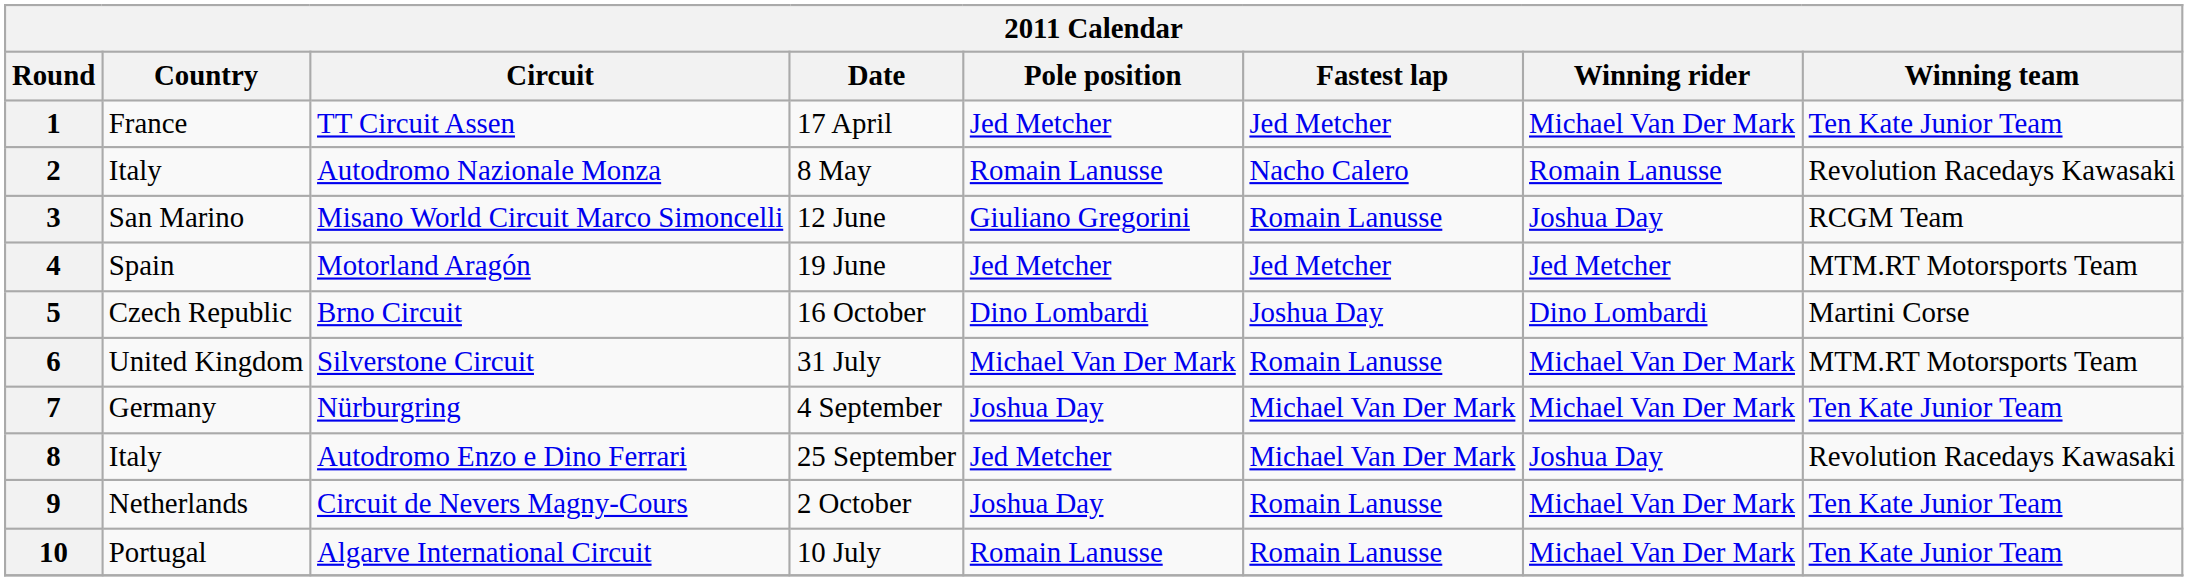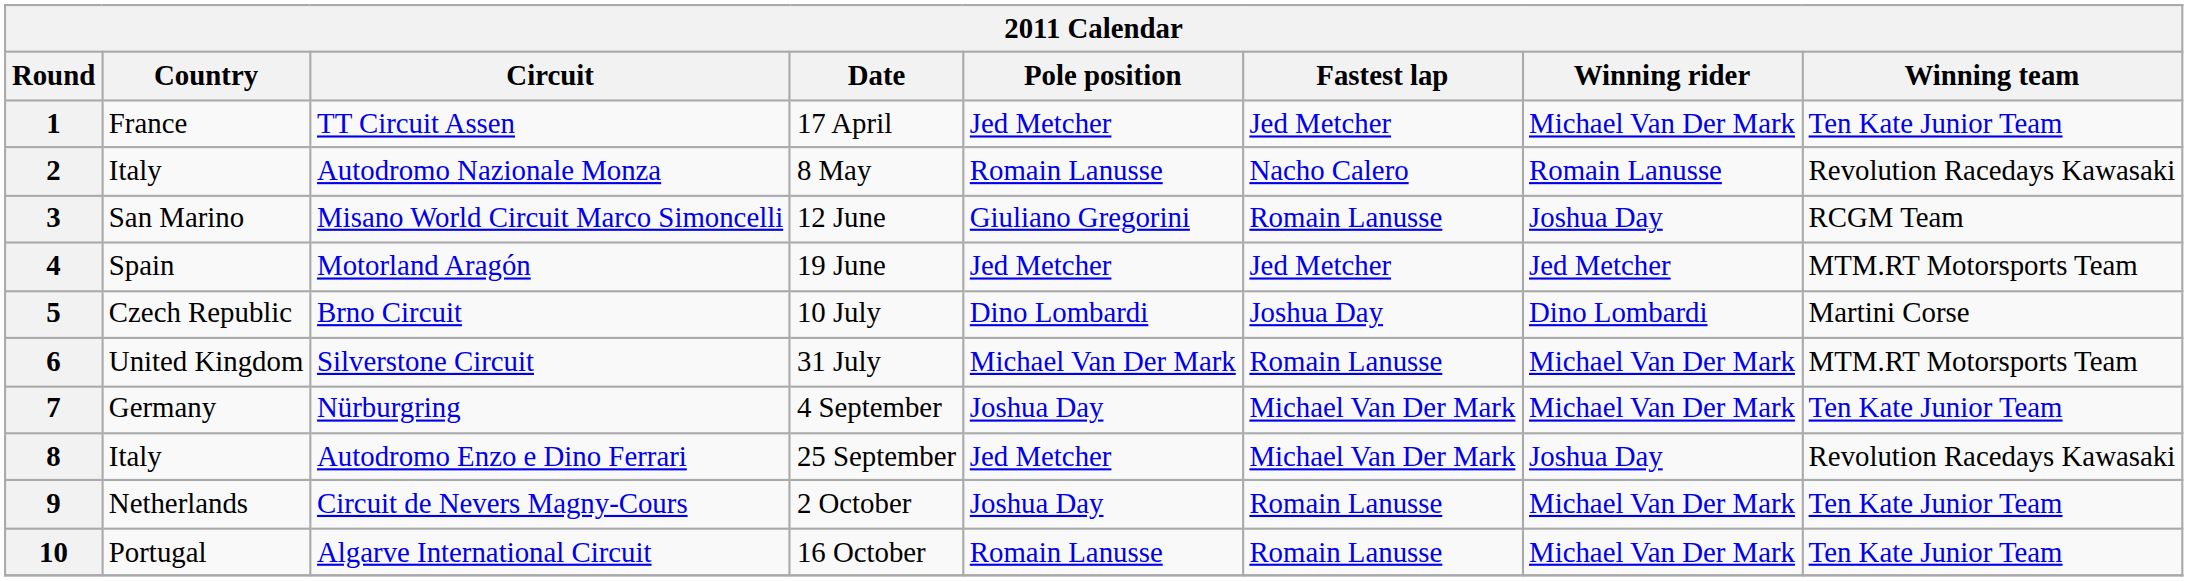(861, 313) 16 October -> (839, 313) 10 July
(839, 551) 10 July -> (861, 551) 16 October
